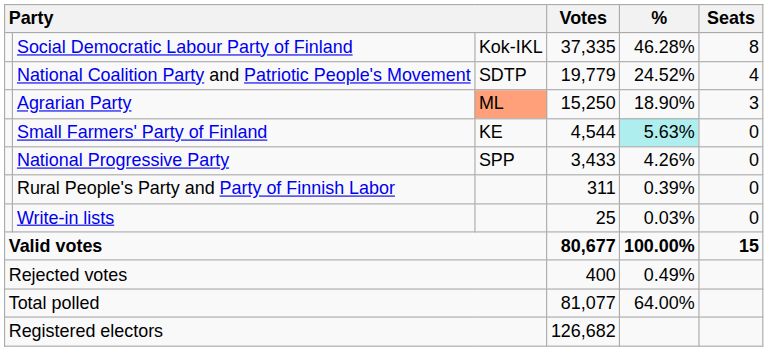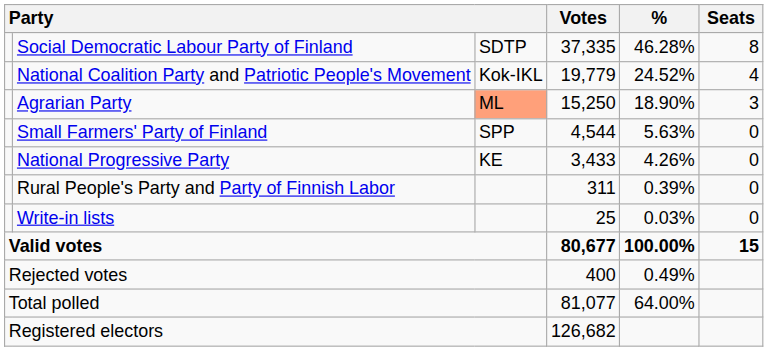(511, 47) Kok-IKL -> (503, 47) SDTP
(503, 75) SDTP -> (511, 75) Kok-IKL
(491, 132) KE -> (497, 132) SPP
(669, 132) paleturquoise background -> (669, 132) no background
(497, 160) SPP -> (491, 160) KE
